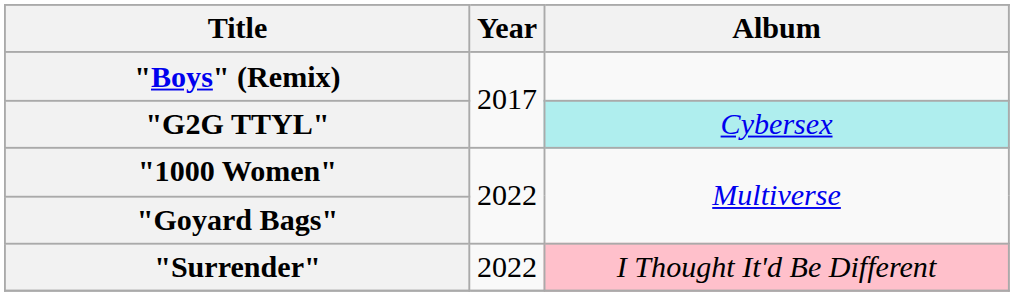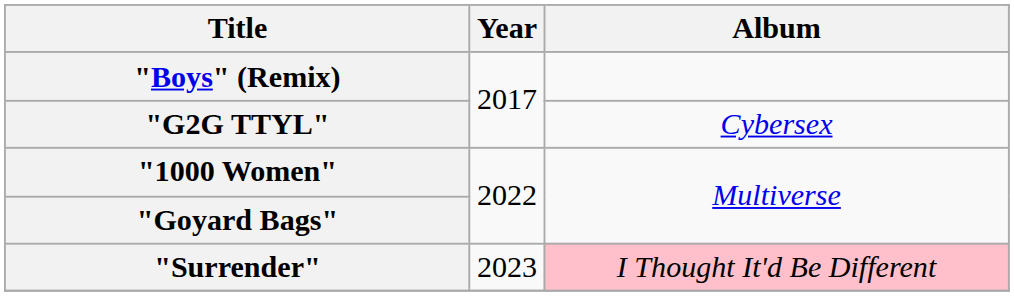(777, 123) paleturquoise background -> (777, 123) no background
(507, 266) 2022 -> (507, 266) 2023
